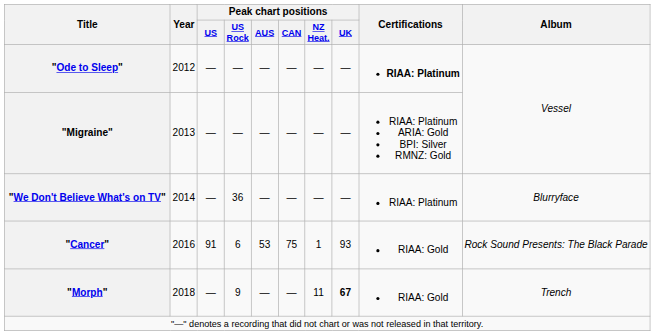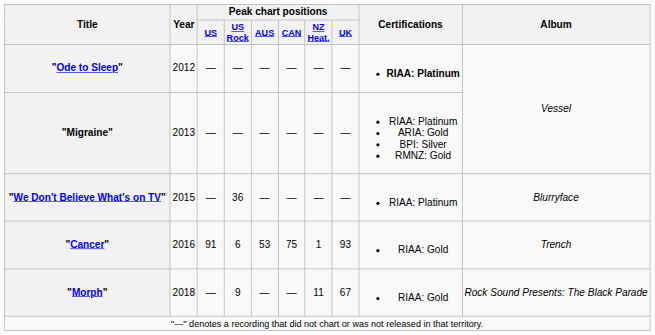(184, 197) 2014 -> (184, 197) 2015
(556, 245) Rock Sound Presents: The Black Parade -> (556, 245) Trench
(345, 292) bold -> (345, 292) normal
(556, 292) Trench -> (556, 292) Rock Sound Presents: The Black Parade
